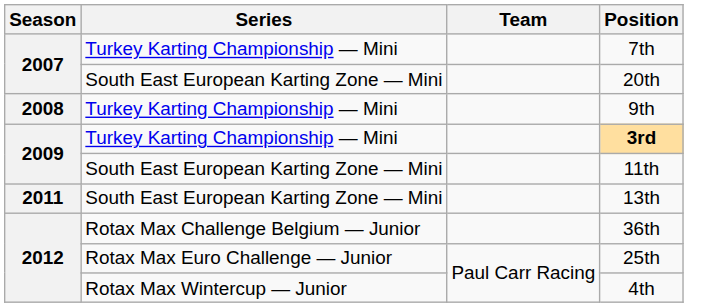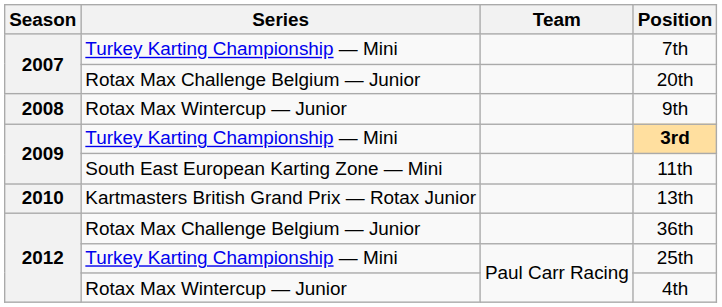(264, 79) South East European Karting Zone — Mini -> (253, 79) Rotax Max Challenge Belgium — Junior
(241, 109) Turkey Karting Championship — Mini -> (216, 109) Rotax Max Wintercup — Junior
(43, 198) 2011 -> (43, 198) 2010
(264, 198) South East European Karting Zone — Mini -> (281, 198) Kartmasters British Grand Prix — Rotax Junior
(239, 258) Rotax Max Euro Challenge — Junior -> (241, 258) Turkey Karting Championship — Mini
